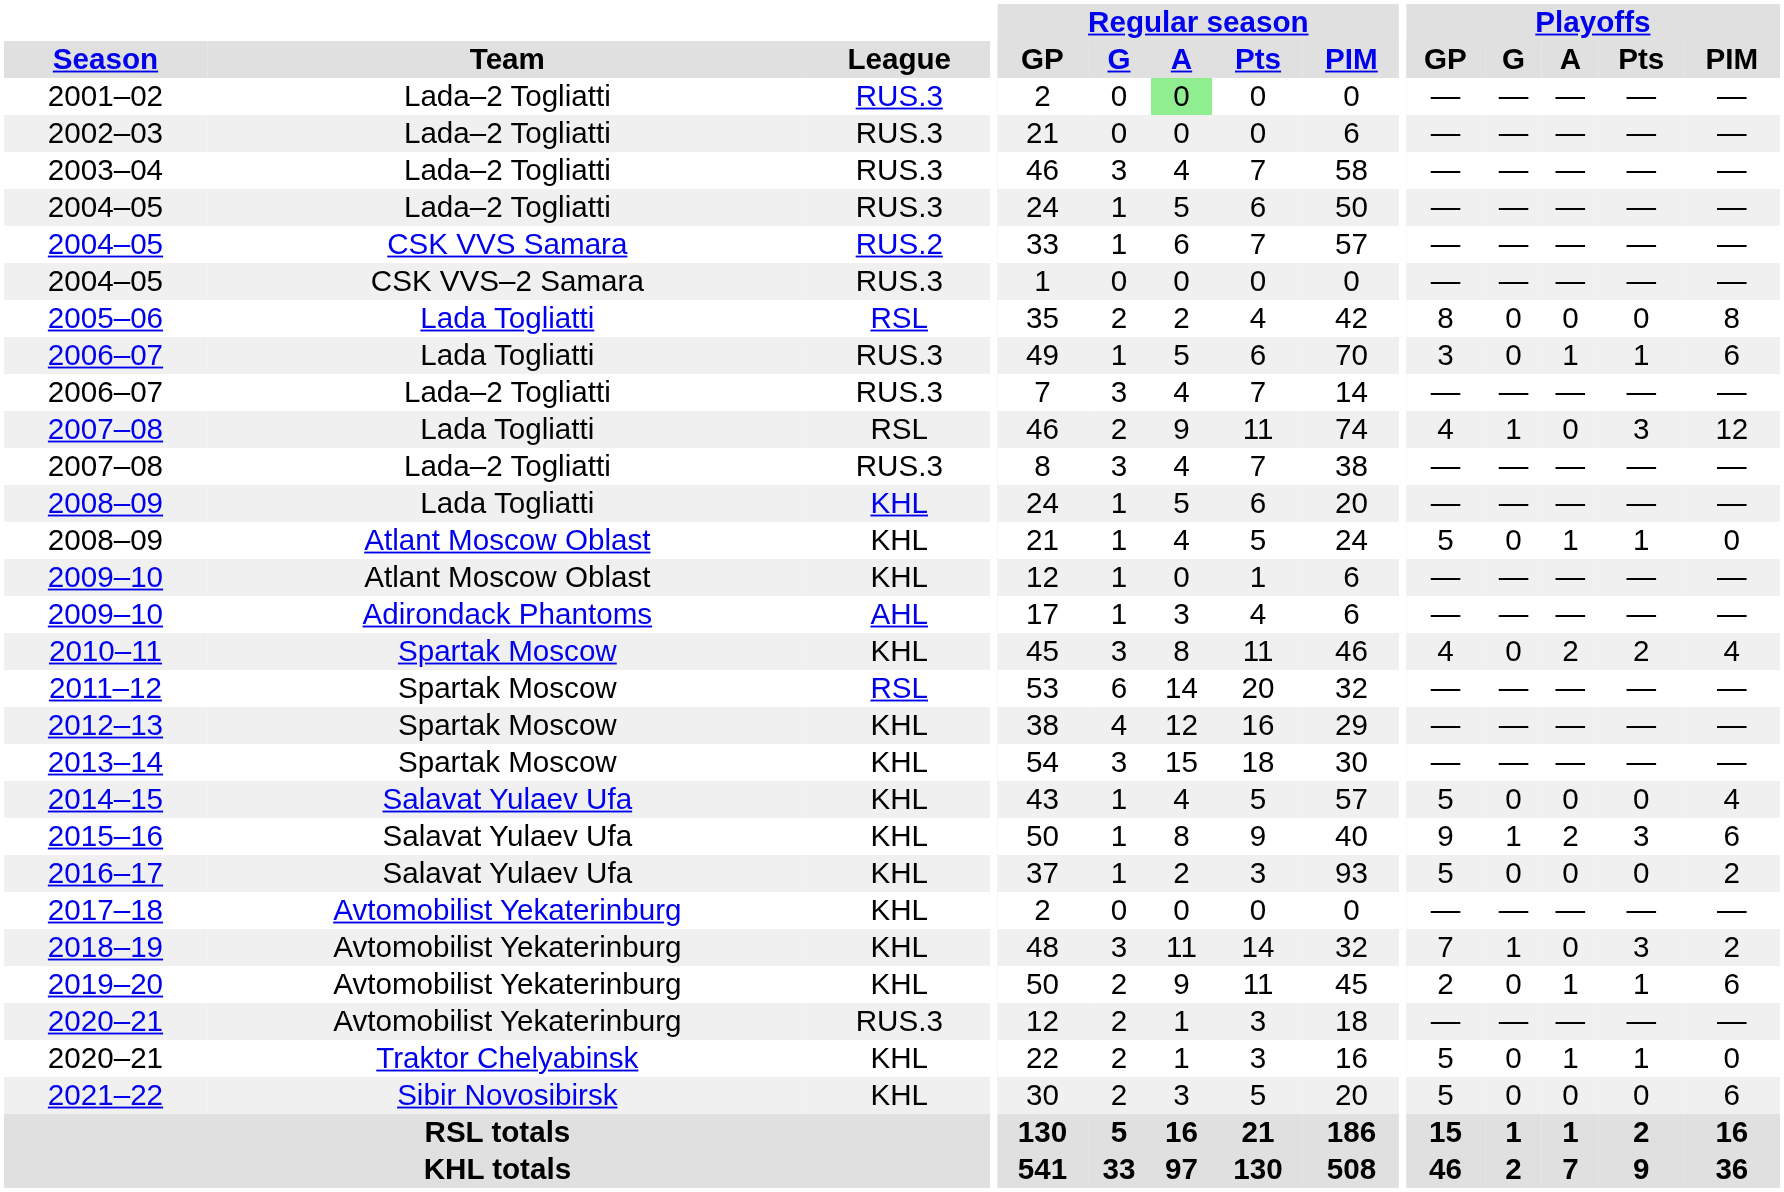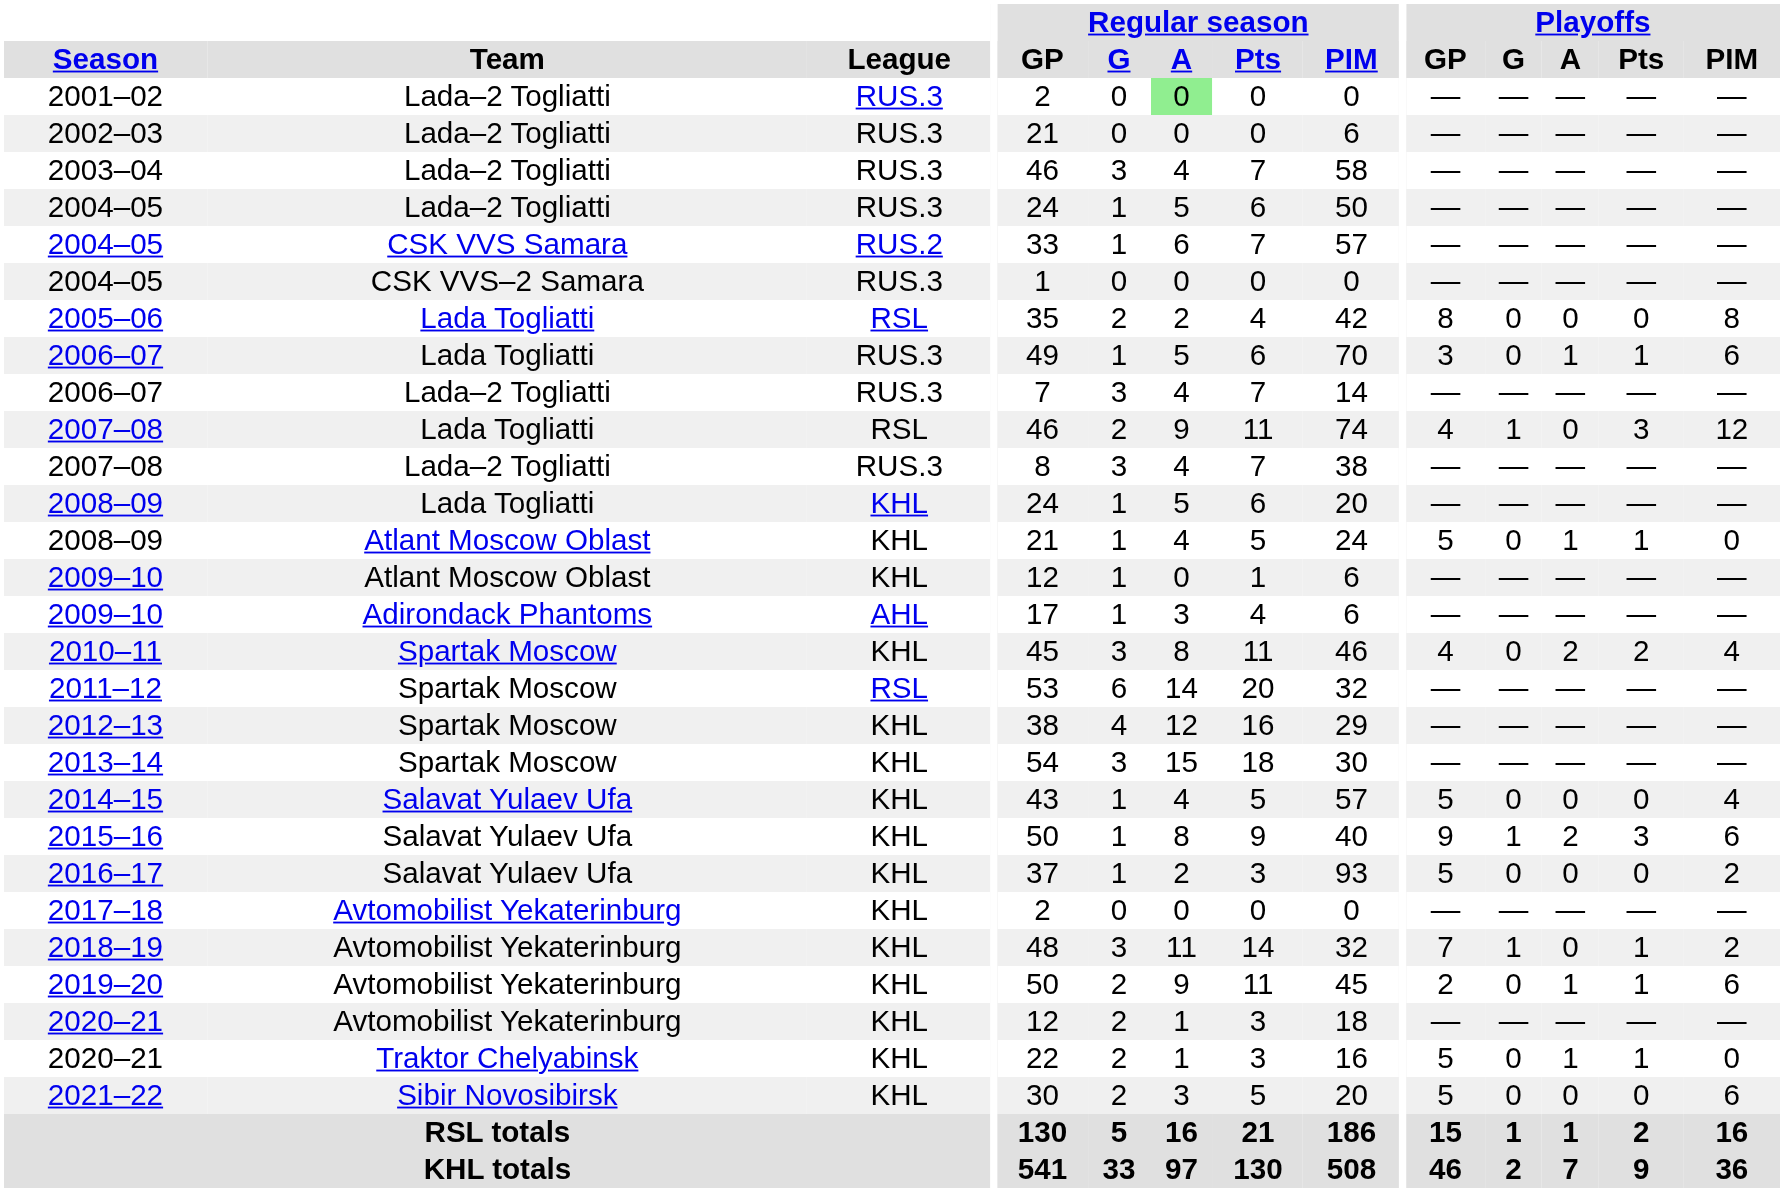(1641, 947) 3 -> (1641, 947) 1
(899, 1021) RUS.3 -> (899, 1021) KHL
